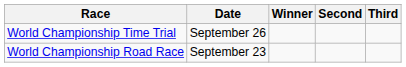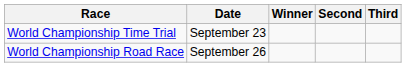(228, 33) September 26 -> (228, 33) September 23
(228, 52) September 23 -> (228, 52) September 26
